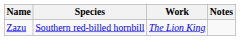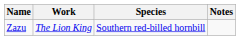columns swapped: (90, 12) <-> (177, 12)
